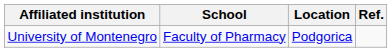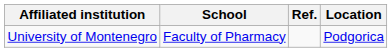columns swapped: (322, 15) <-> (371, 15)
